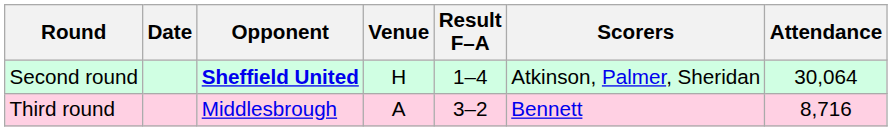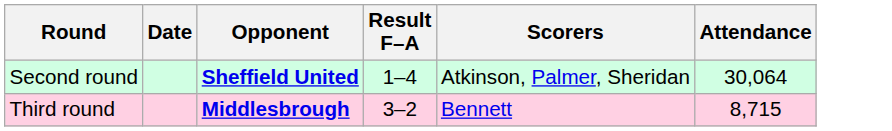- column: (399, 32)
(269, 109) normal -> (276, 109) bold
(826, 109) 8,716 -> (756, 109) 8,715
